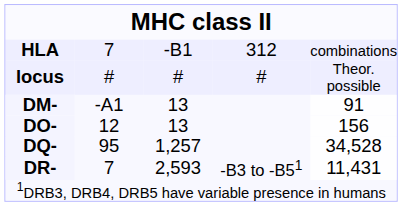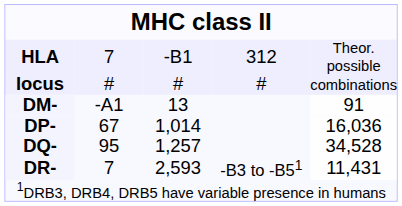(354, 50) combinations -> (354, 57) Theor. possible
(354, 78) Theor. possible -> (354, 84) combinations
- row: (40, 125)
+ row: (40, 125)
